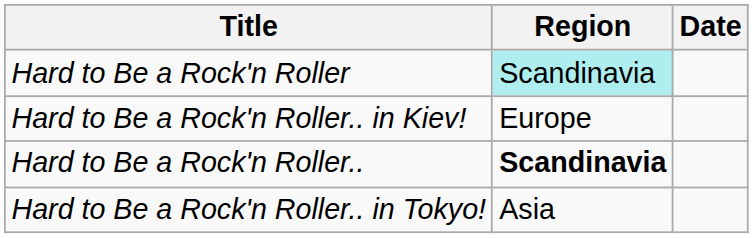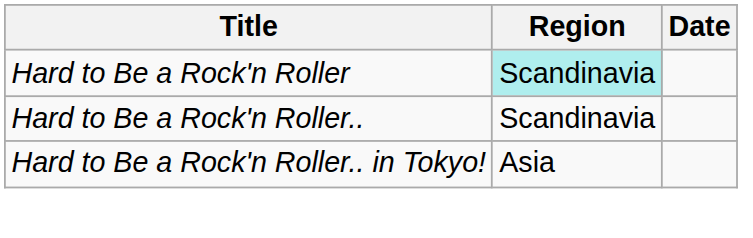- row: (239, 118)
(583, 163) bold -> (577, 118) normal
